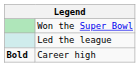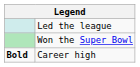rows swapped: (85, 26) <-> (74, 40)
